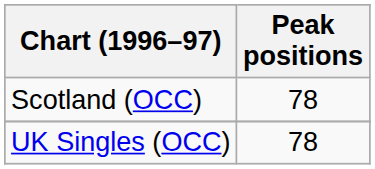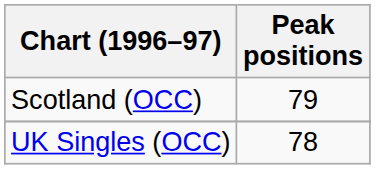(303, 99) 78 -> (303, 99) 79
